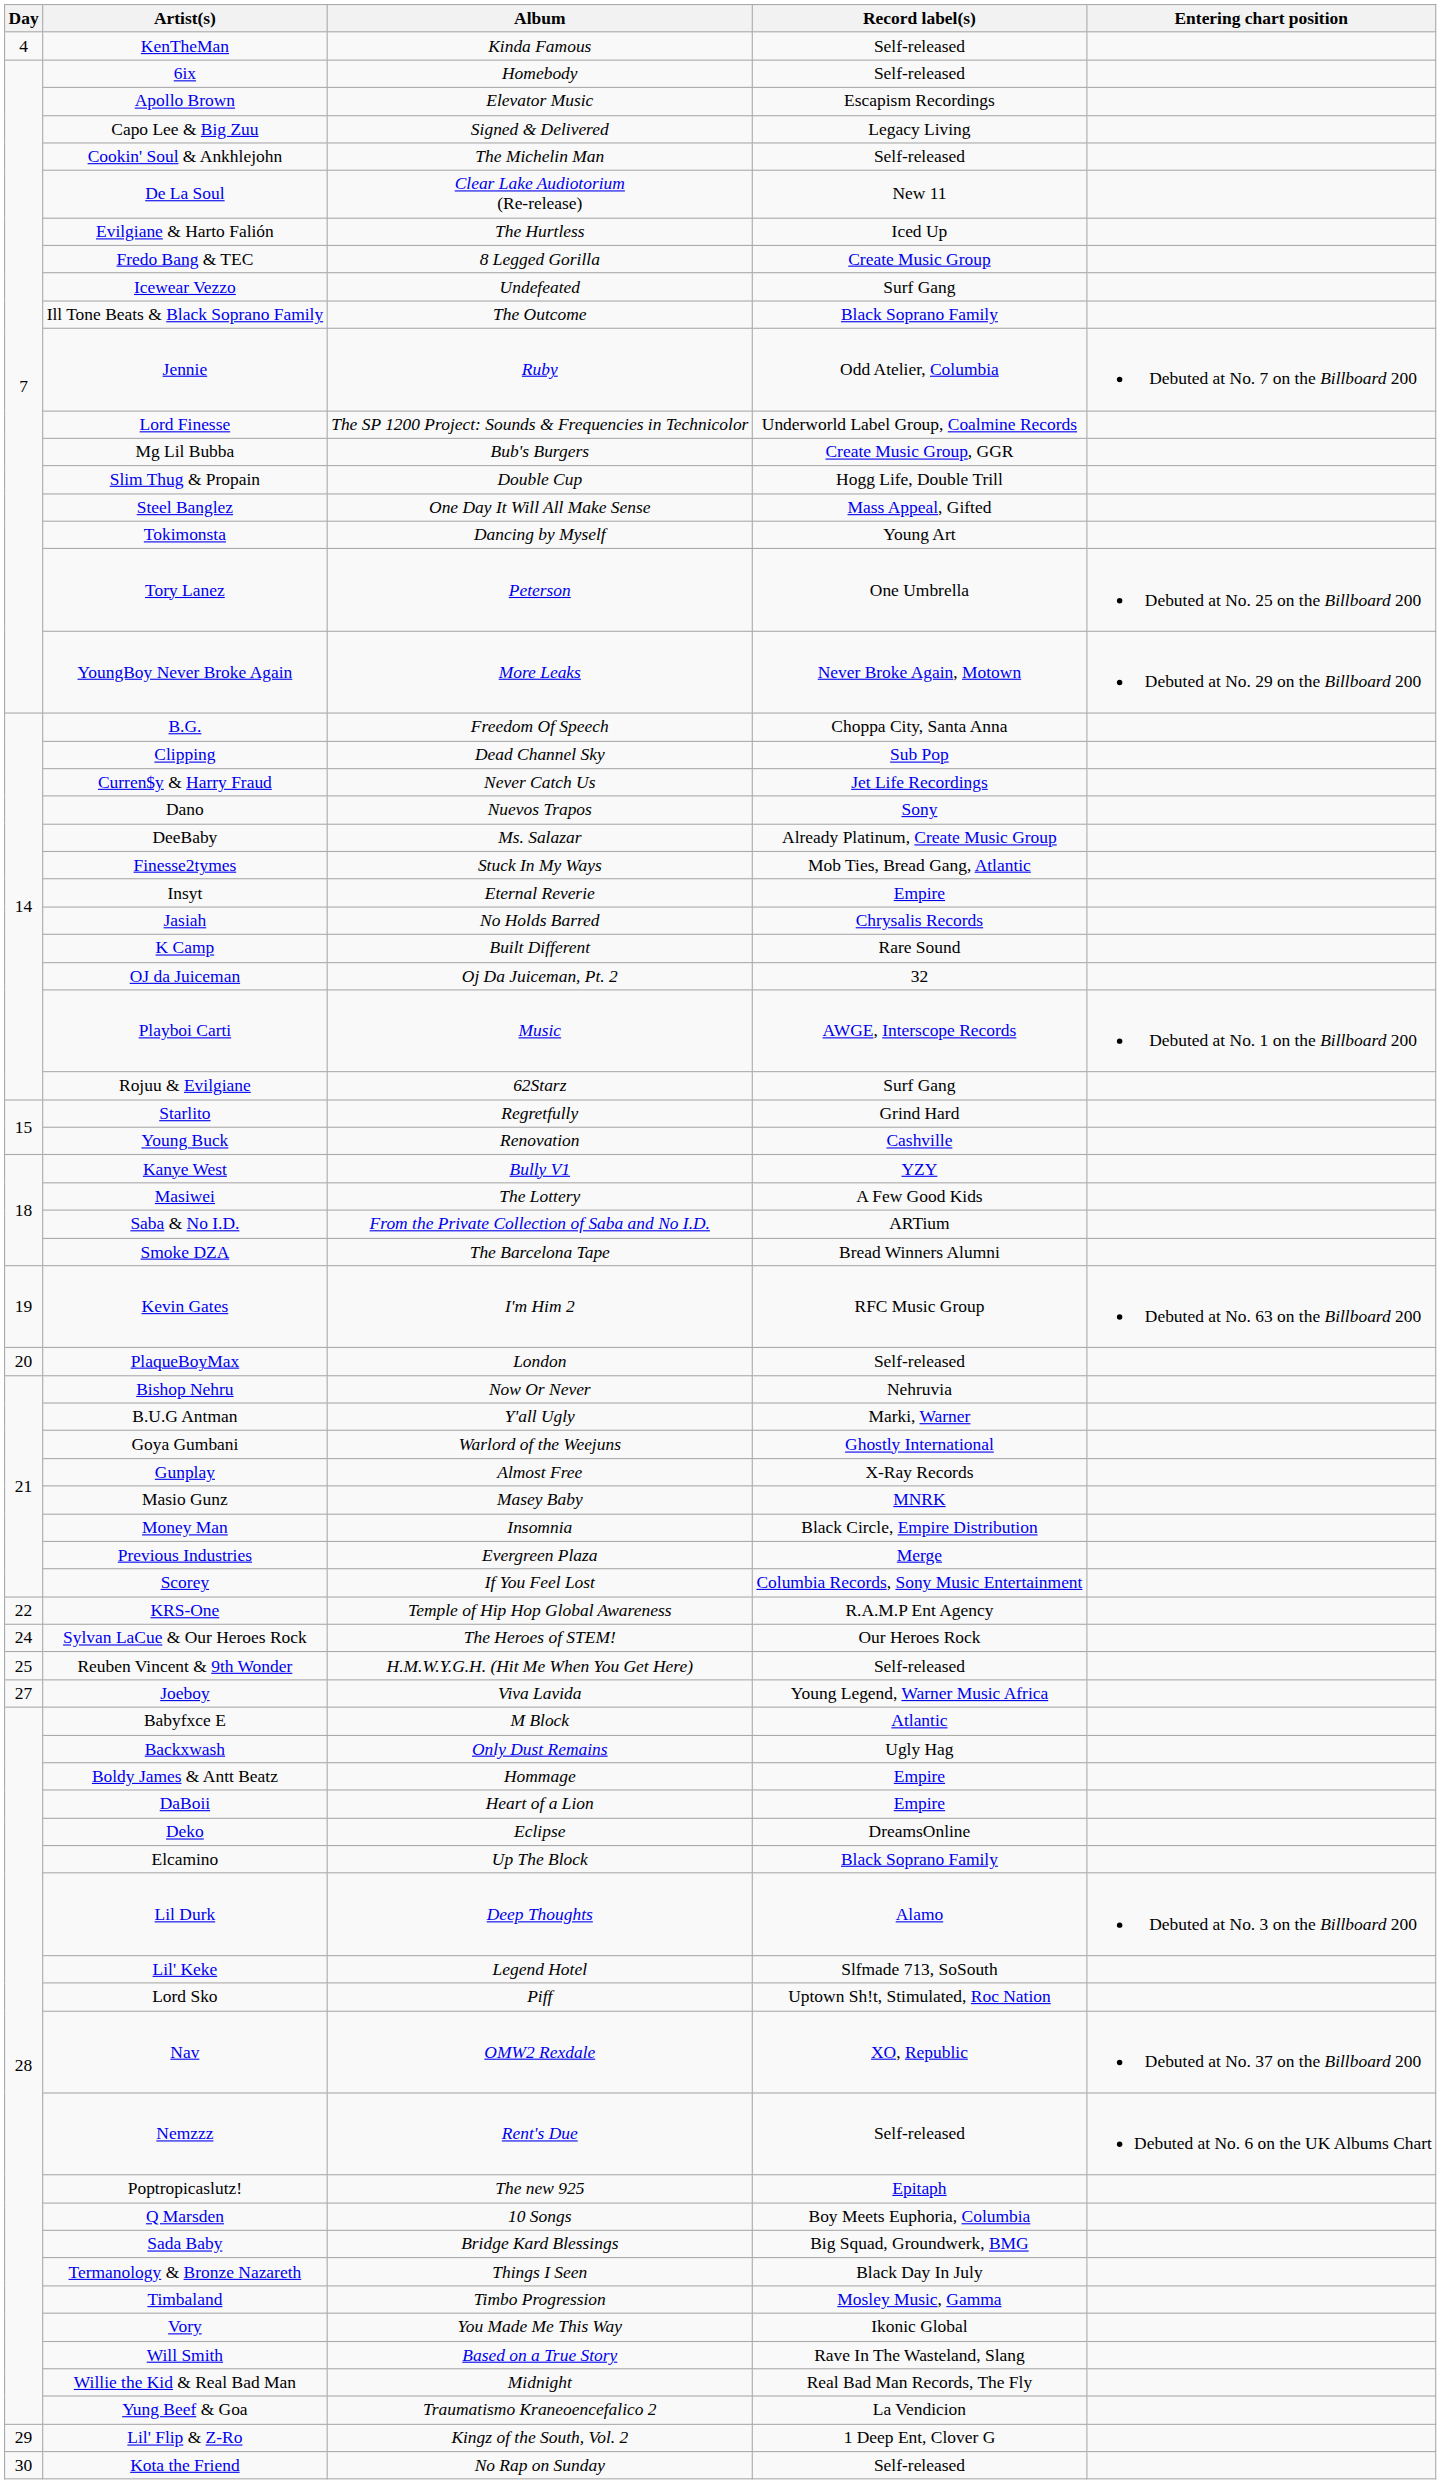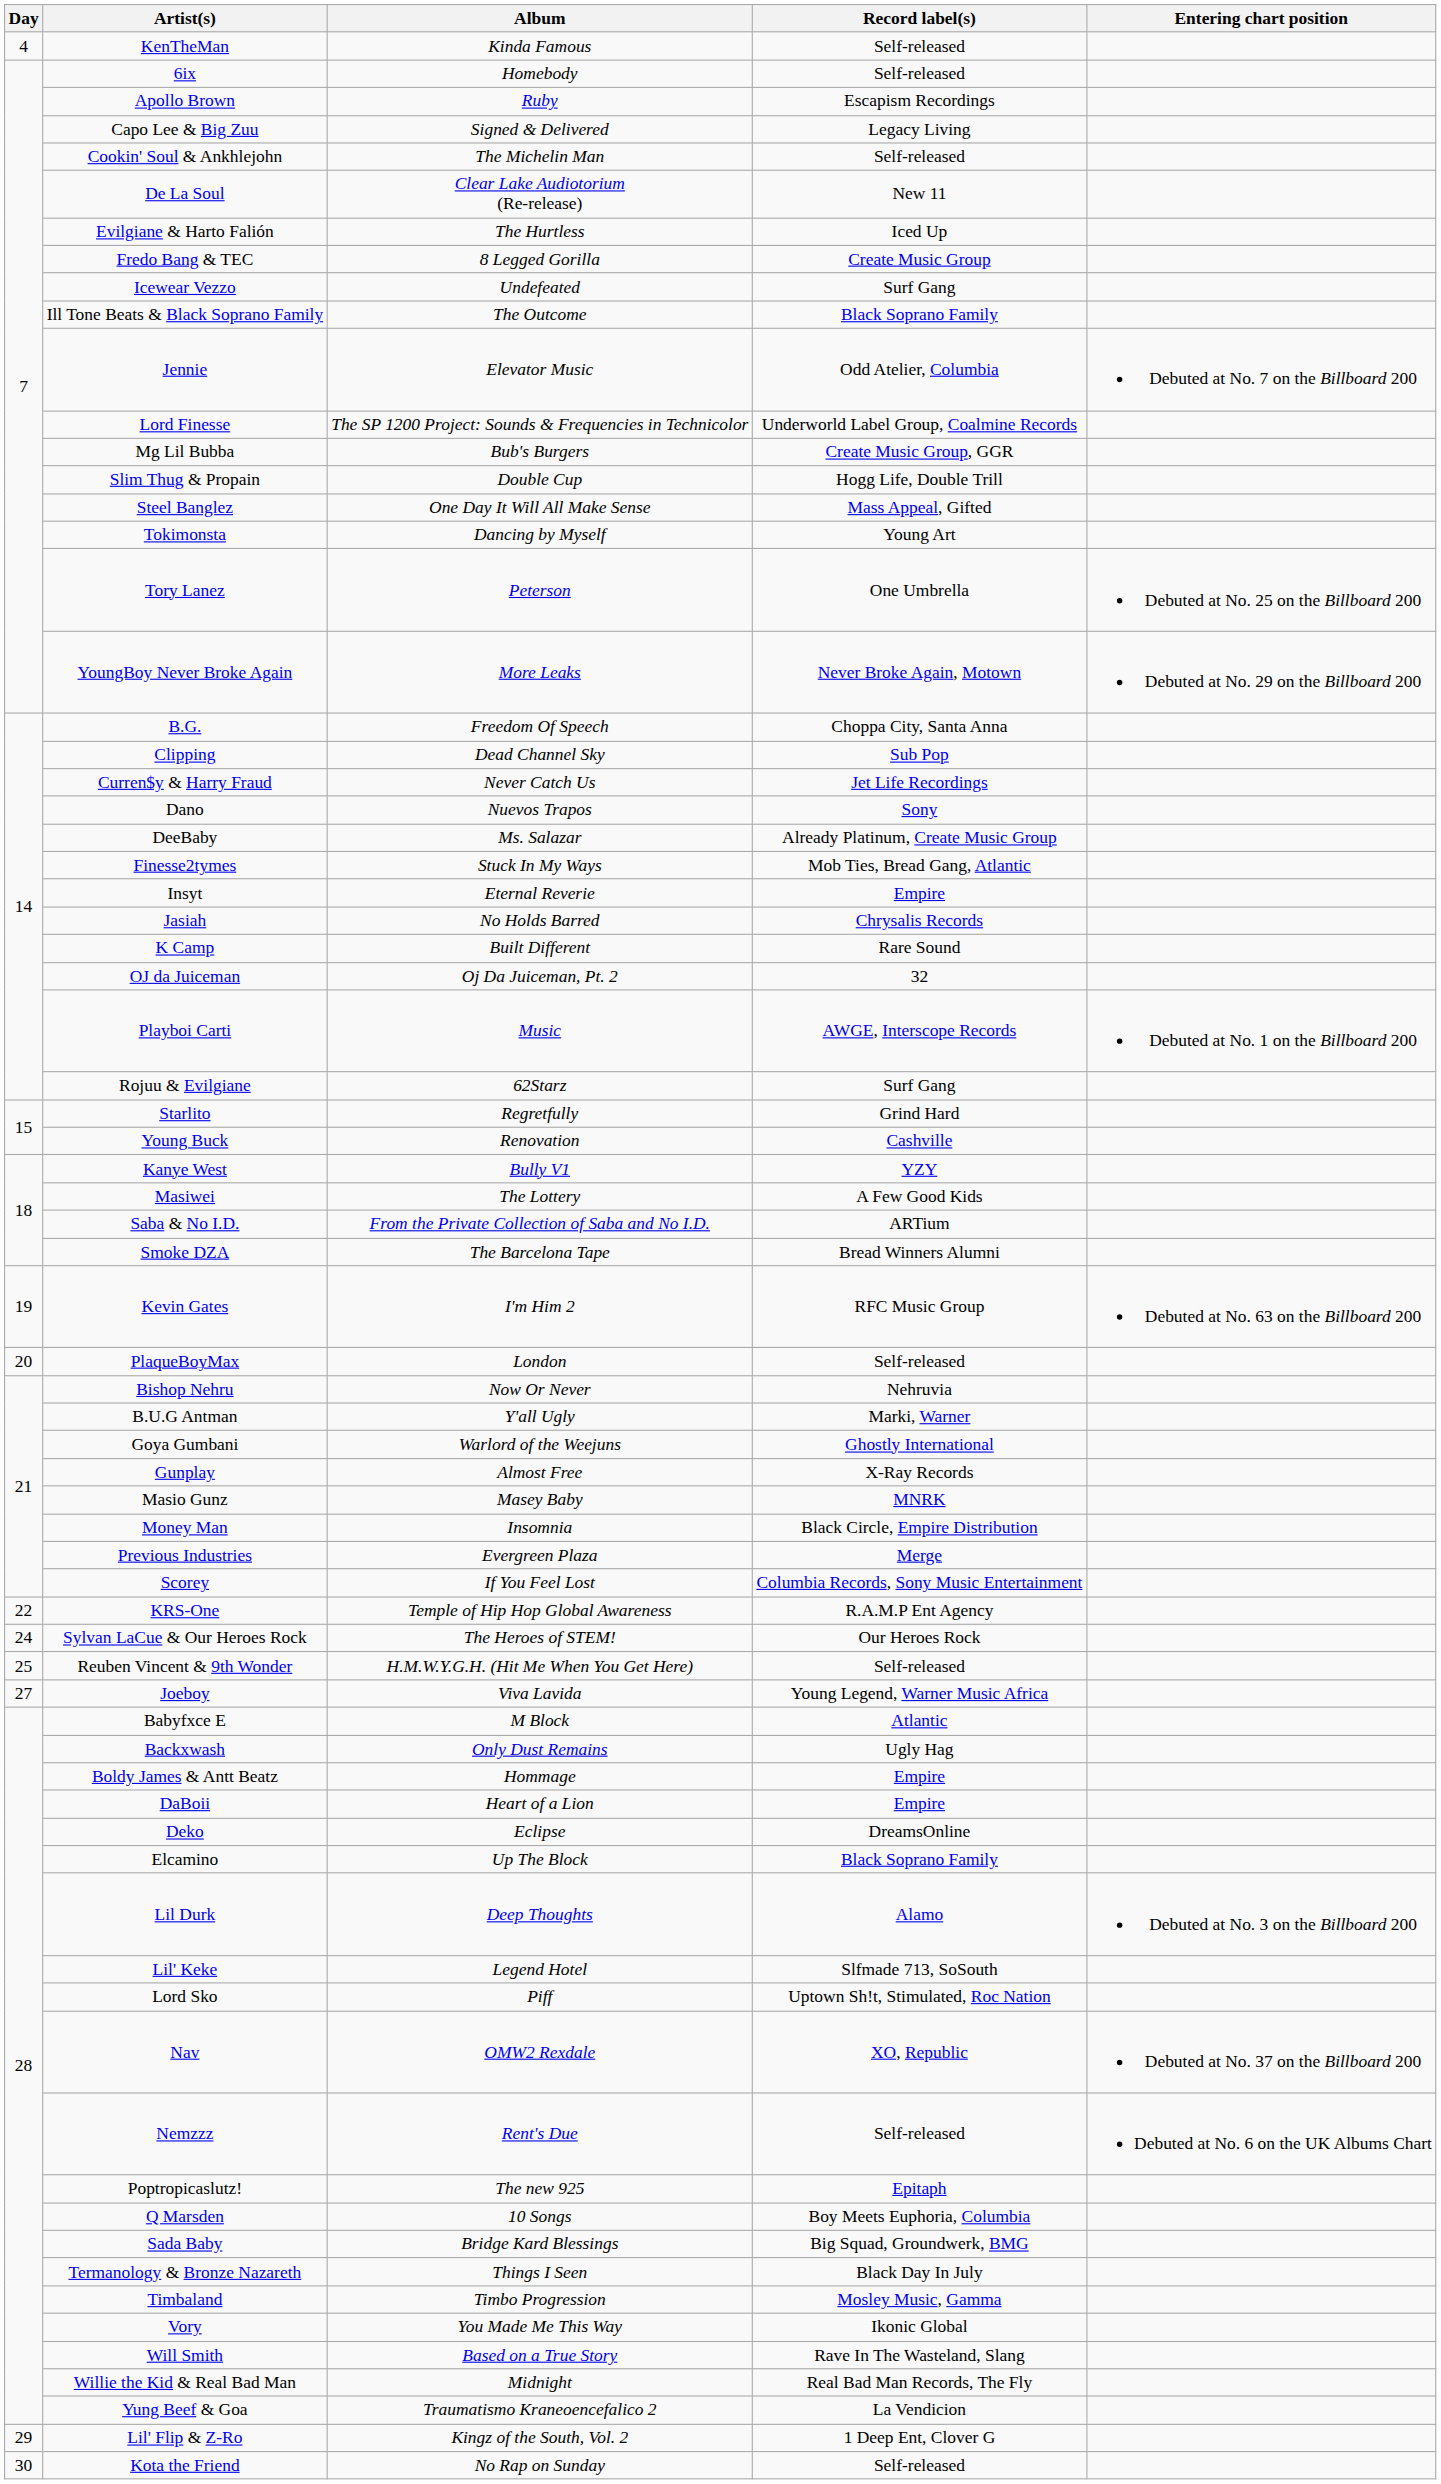(540, 101) Elevator Music -> (540, 101) Ruby
(540, 369) Ruby -> (540, 369) Elevator Music
